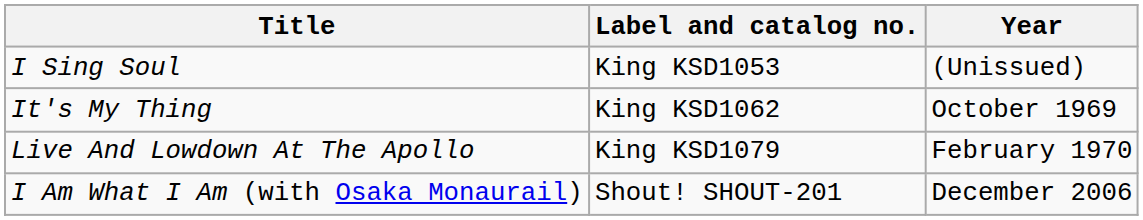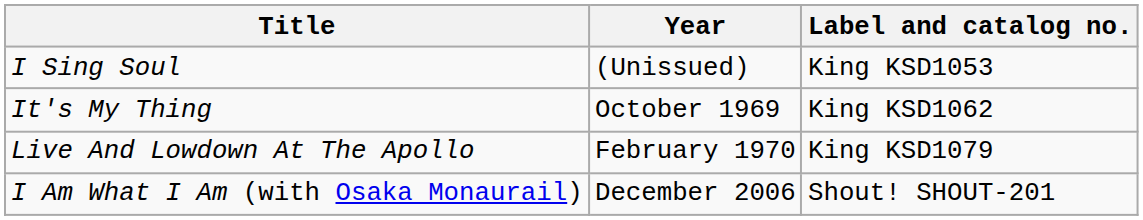columns swapped: (757, 26) <-> (1032, 26)
